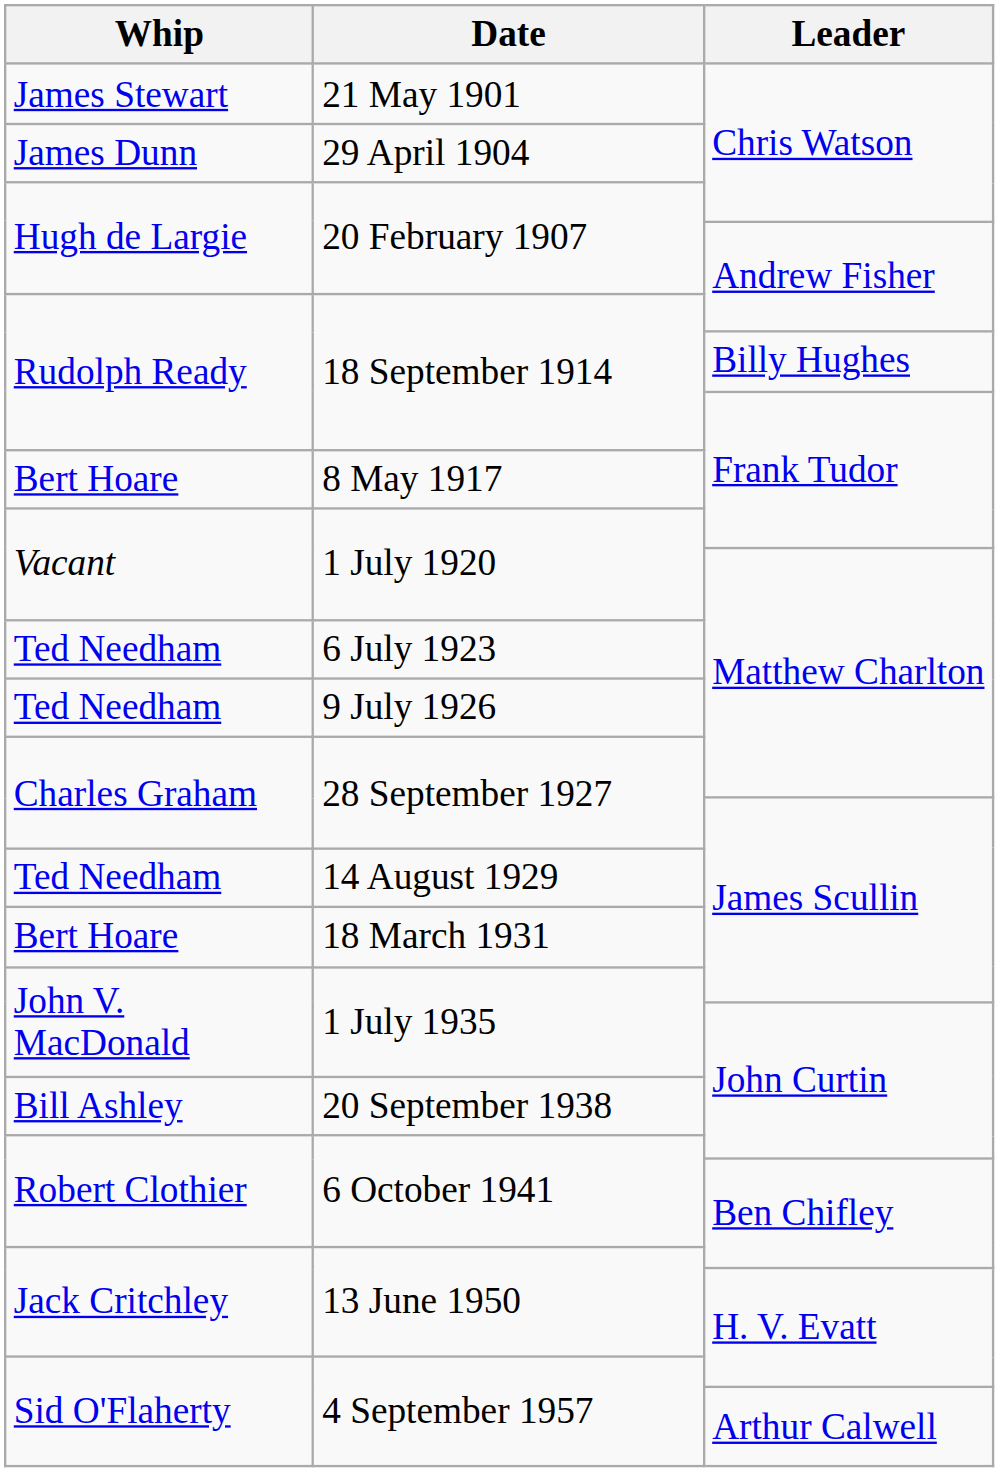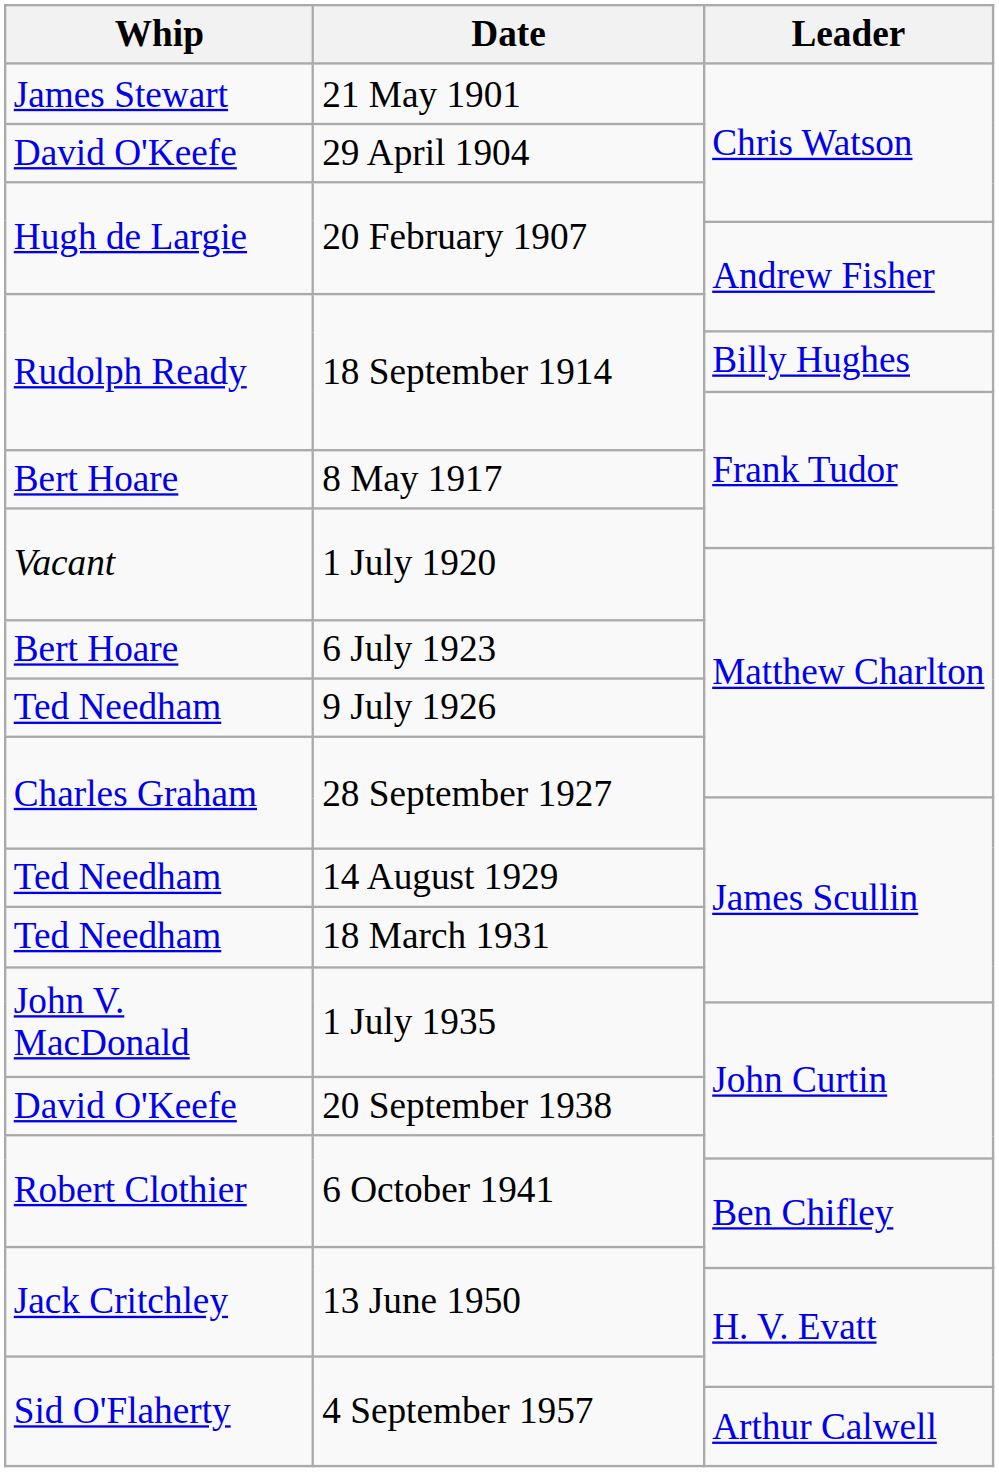(105, 152) James Dunn -> (125, 152) David O'Keefe
(118, 648) Ted Needham -> (96, 648) Bert Hoare
(96, 936) Bert Hoare -> (118, 936) Ted Needham
(98, 1105) Bill Ashley -> (125, 1105) David O'Keefe
